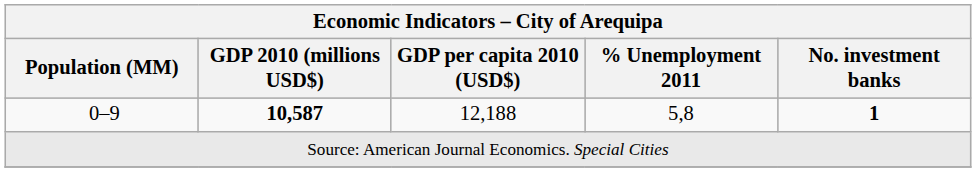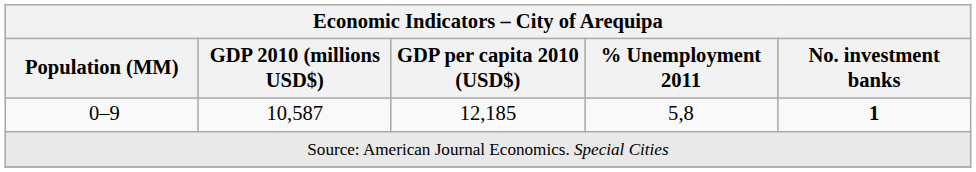(295, 115) bold -> (295, 115) normal
(488, 115) 12,188 -> (488, 115) 12,185
